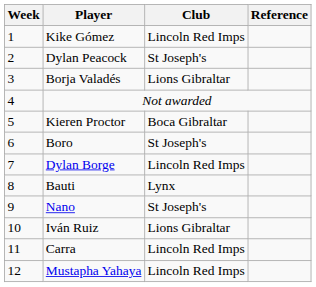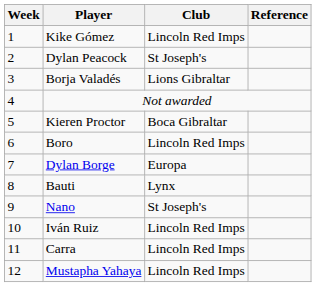(177, 143) St Joseph's -> (196, 143) Lincoln Red Imps
(196, 164) Lincoln Red Imps -> (167, 164) Europa
(189, 228) Lions Gibraltar -> (196, 228) Lincoln Red Imps
